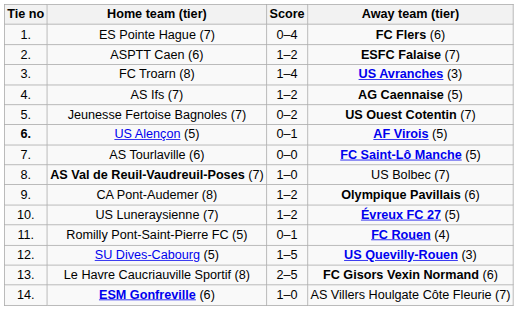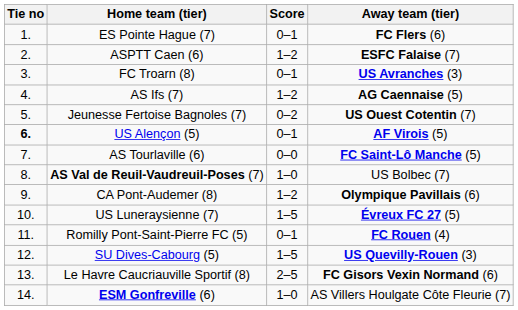(287, 34) 0–4 -> (287, 34) 0–1
(287, 74) 1–4 -> (287, 74) 0–1
(287, 214) 1–2 -> (287, 214) 1–5
